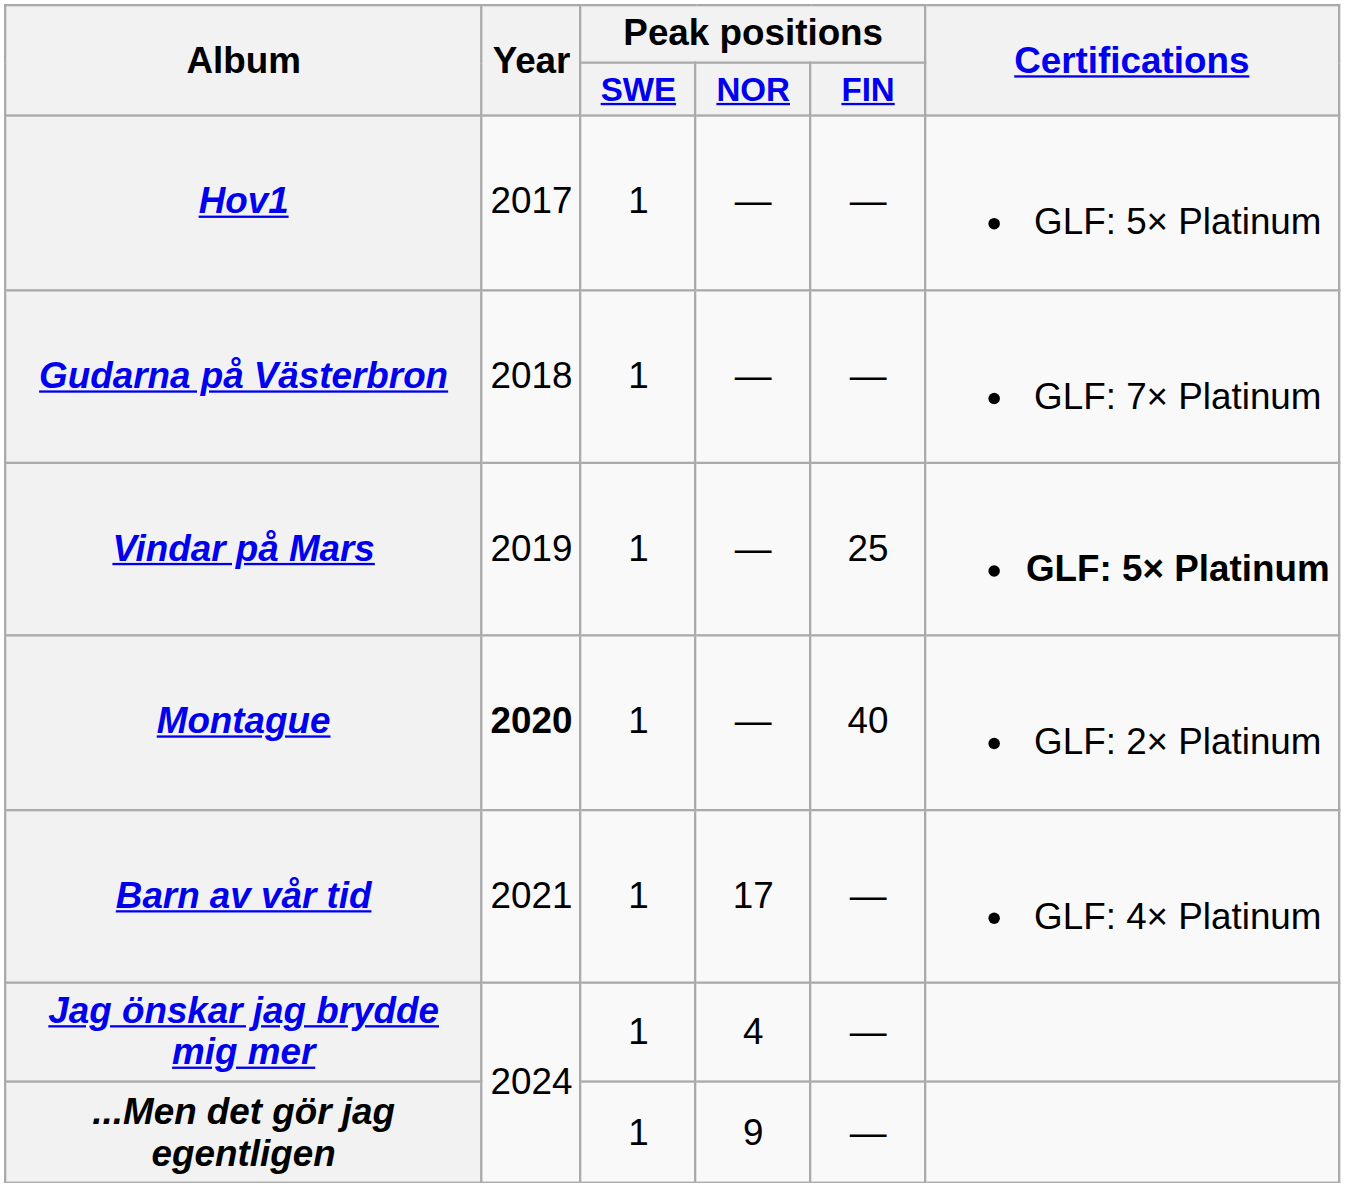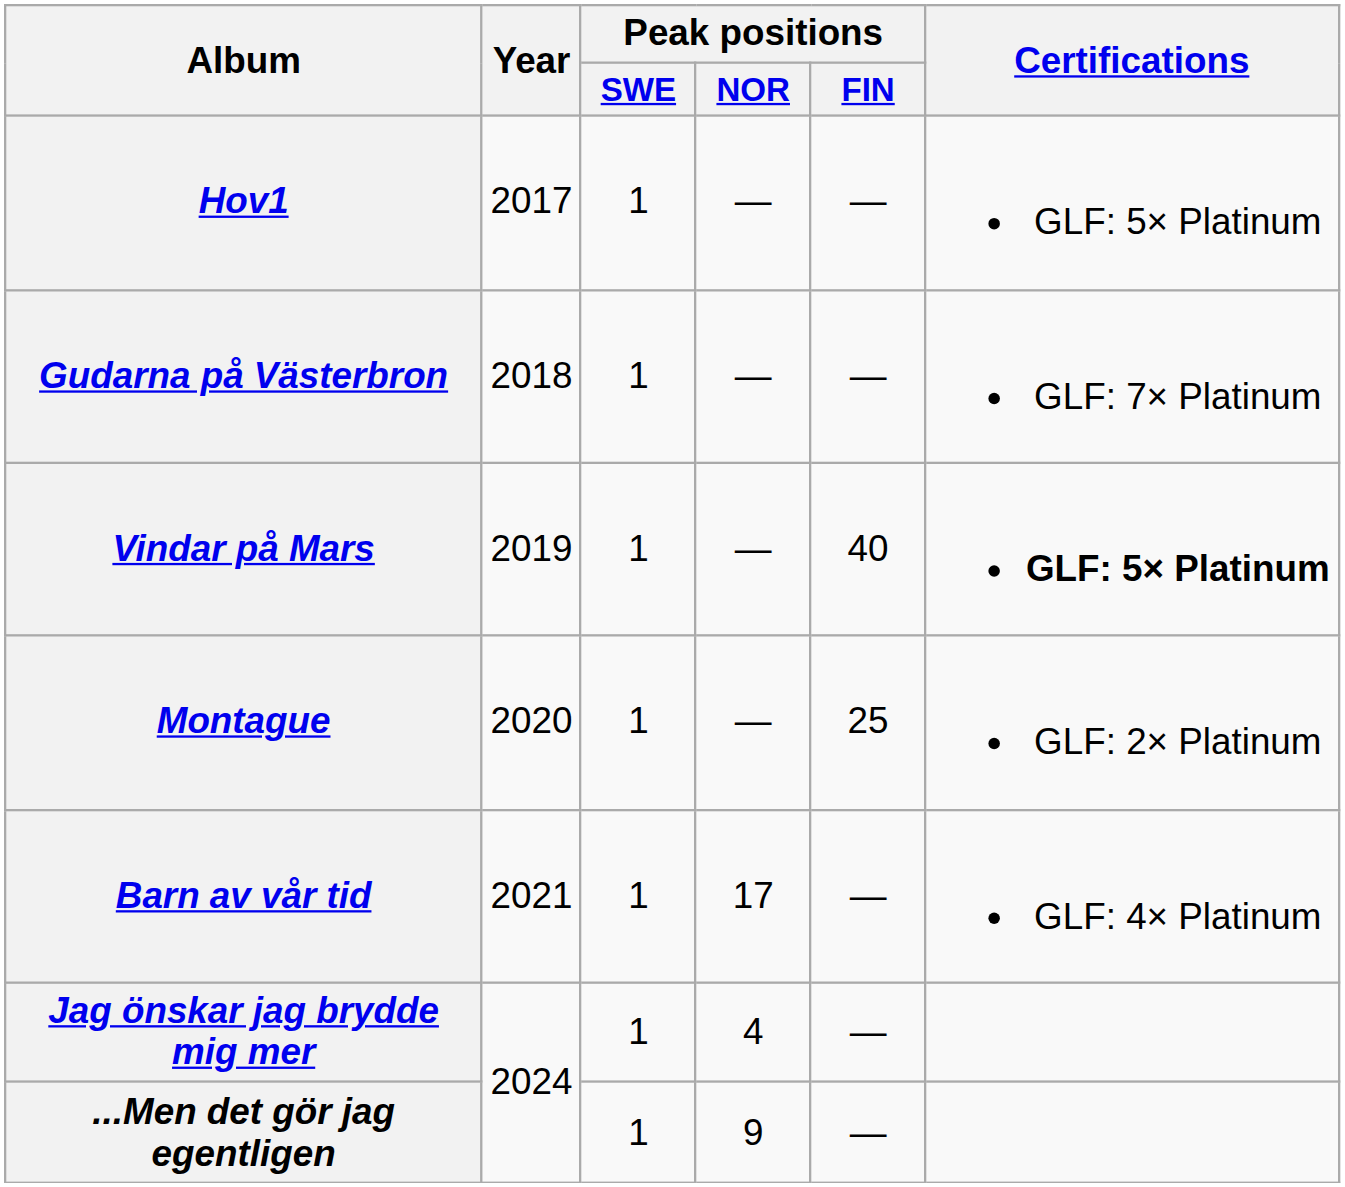(868, 548) 25 -> (868, 548) 40
(532, 721) bold -> (532, 721) normal
(868, 721) 40 -> (868, 721) 25
